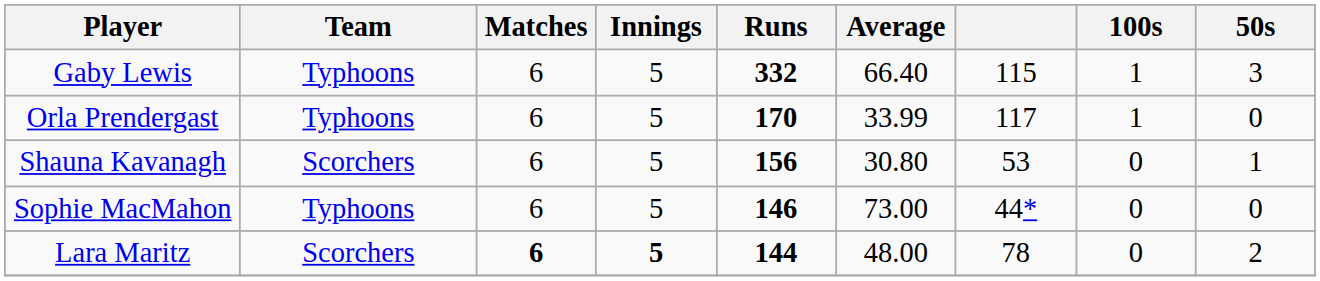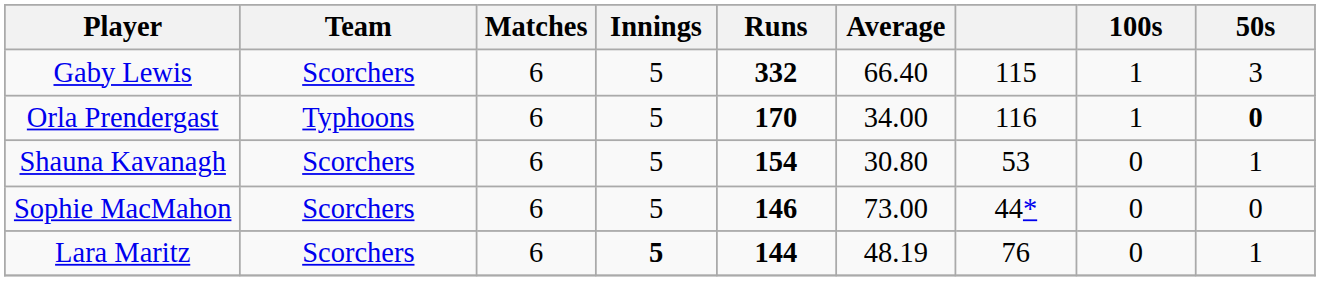(358, 72) Typhoons -> (358, 72) Scorchers
(896, 117) 33.99 -> (896, 117) 34.00
(1016, 117) 117 -> (1016, 117) 116
(1256, 117) normal -> (1256, 117) bold
(776, 162) 156 -> (776, 162) 154
(358, 207) Typhoons -> (358, 207) Scorchers
(536, 252) bold -> (536, 252) normal
(896, 252) 48.00 -> (896, 252) 48.19
(1016, 252) 78 -> (1016, 252) 76
(1256, 252) 2 -> (1256, 252) 1
